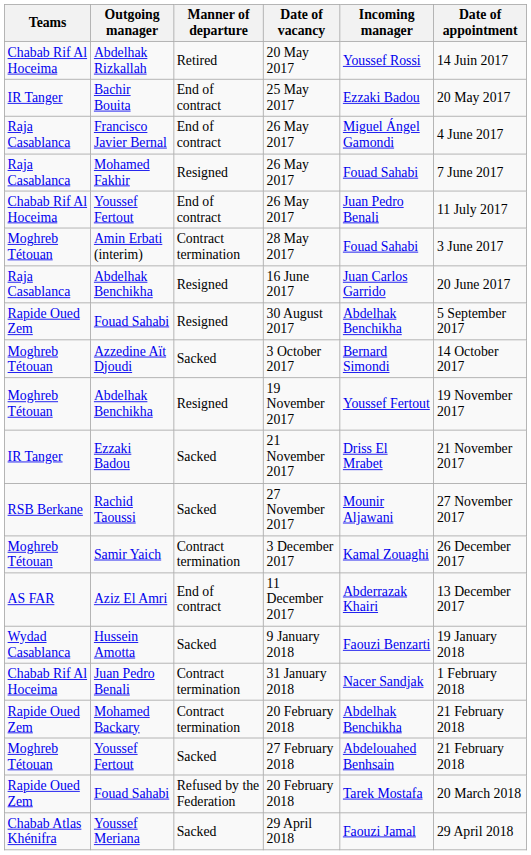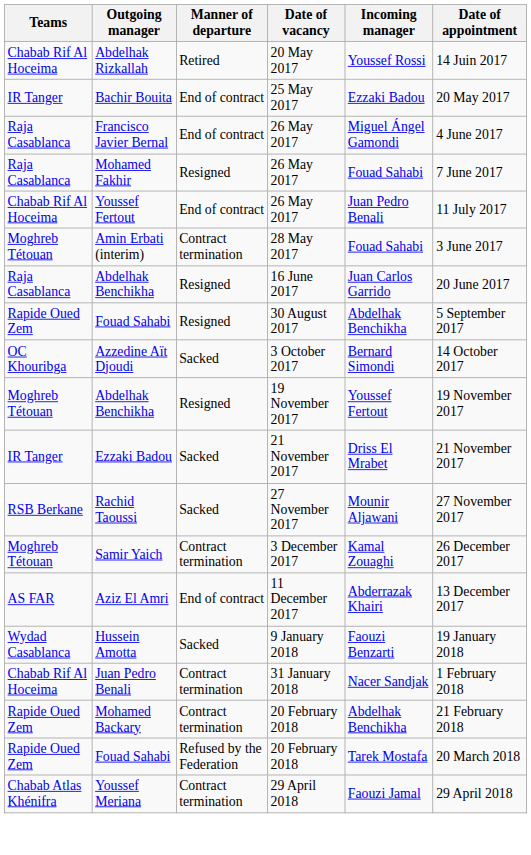(33, 358) Moghreb Tétouan -> (37, 358) OC Khouribga
- row: (116, 756)
(197, 831) Sacked -> (211, 793) Contract termination
